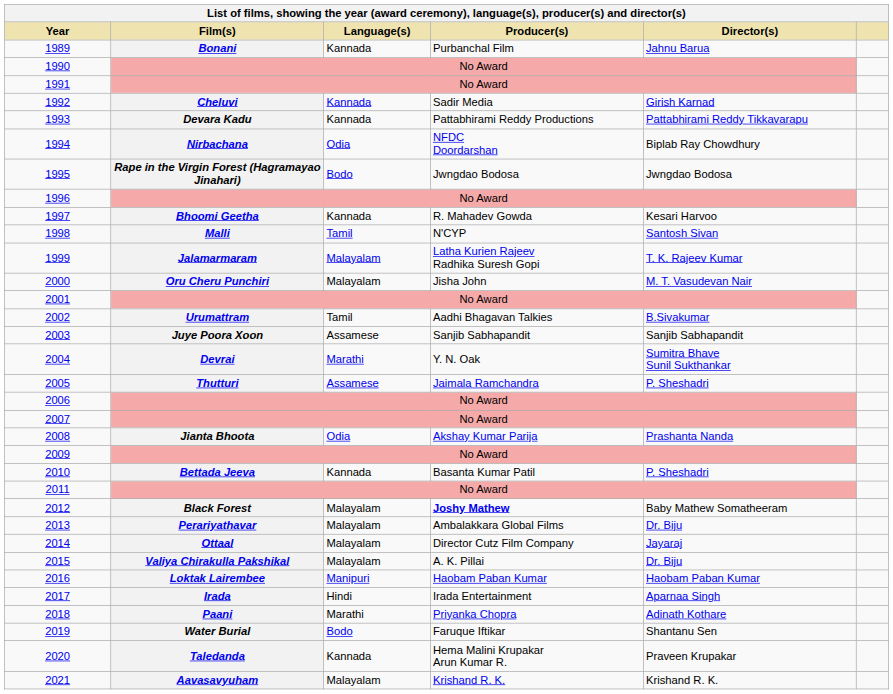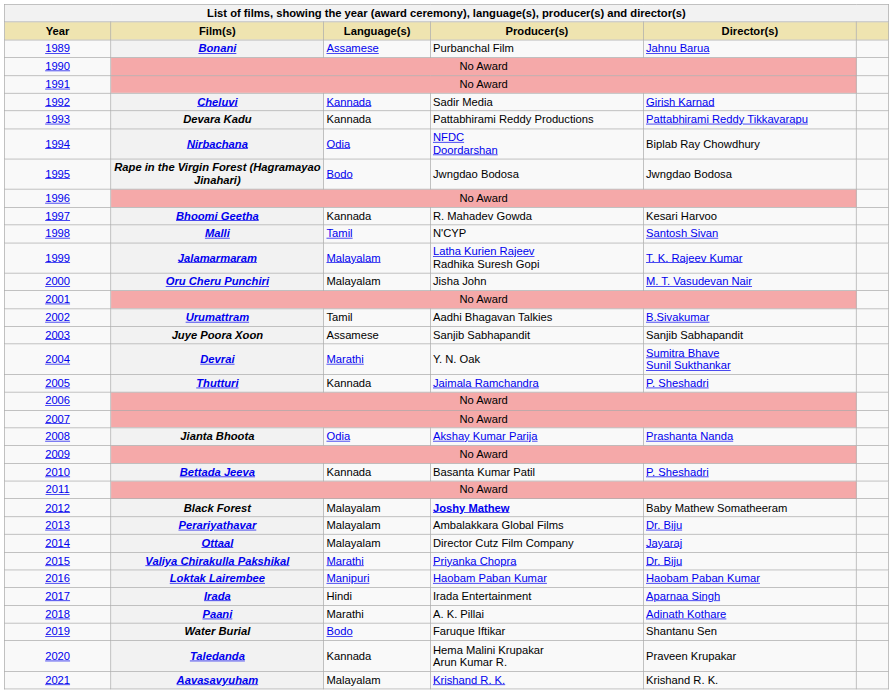(349, 48) Kannada -> (353, 48) Assamese
(353, 383) Assamese -> (349, 383) Kannada
(354, 561) Malayalam -> (345, 561) Marathi
(459, 561) A. K. Pillai -> (475, 561) Priyanka Chopra
(475, 614) Priyanka Chopra -> (459, 614) A. K. Pillai
